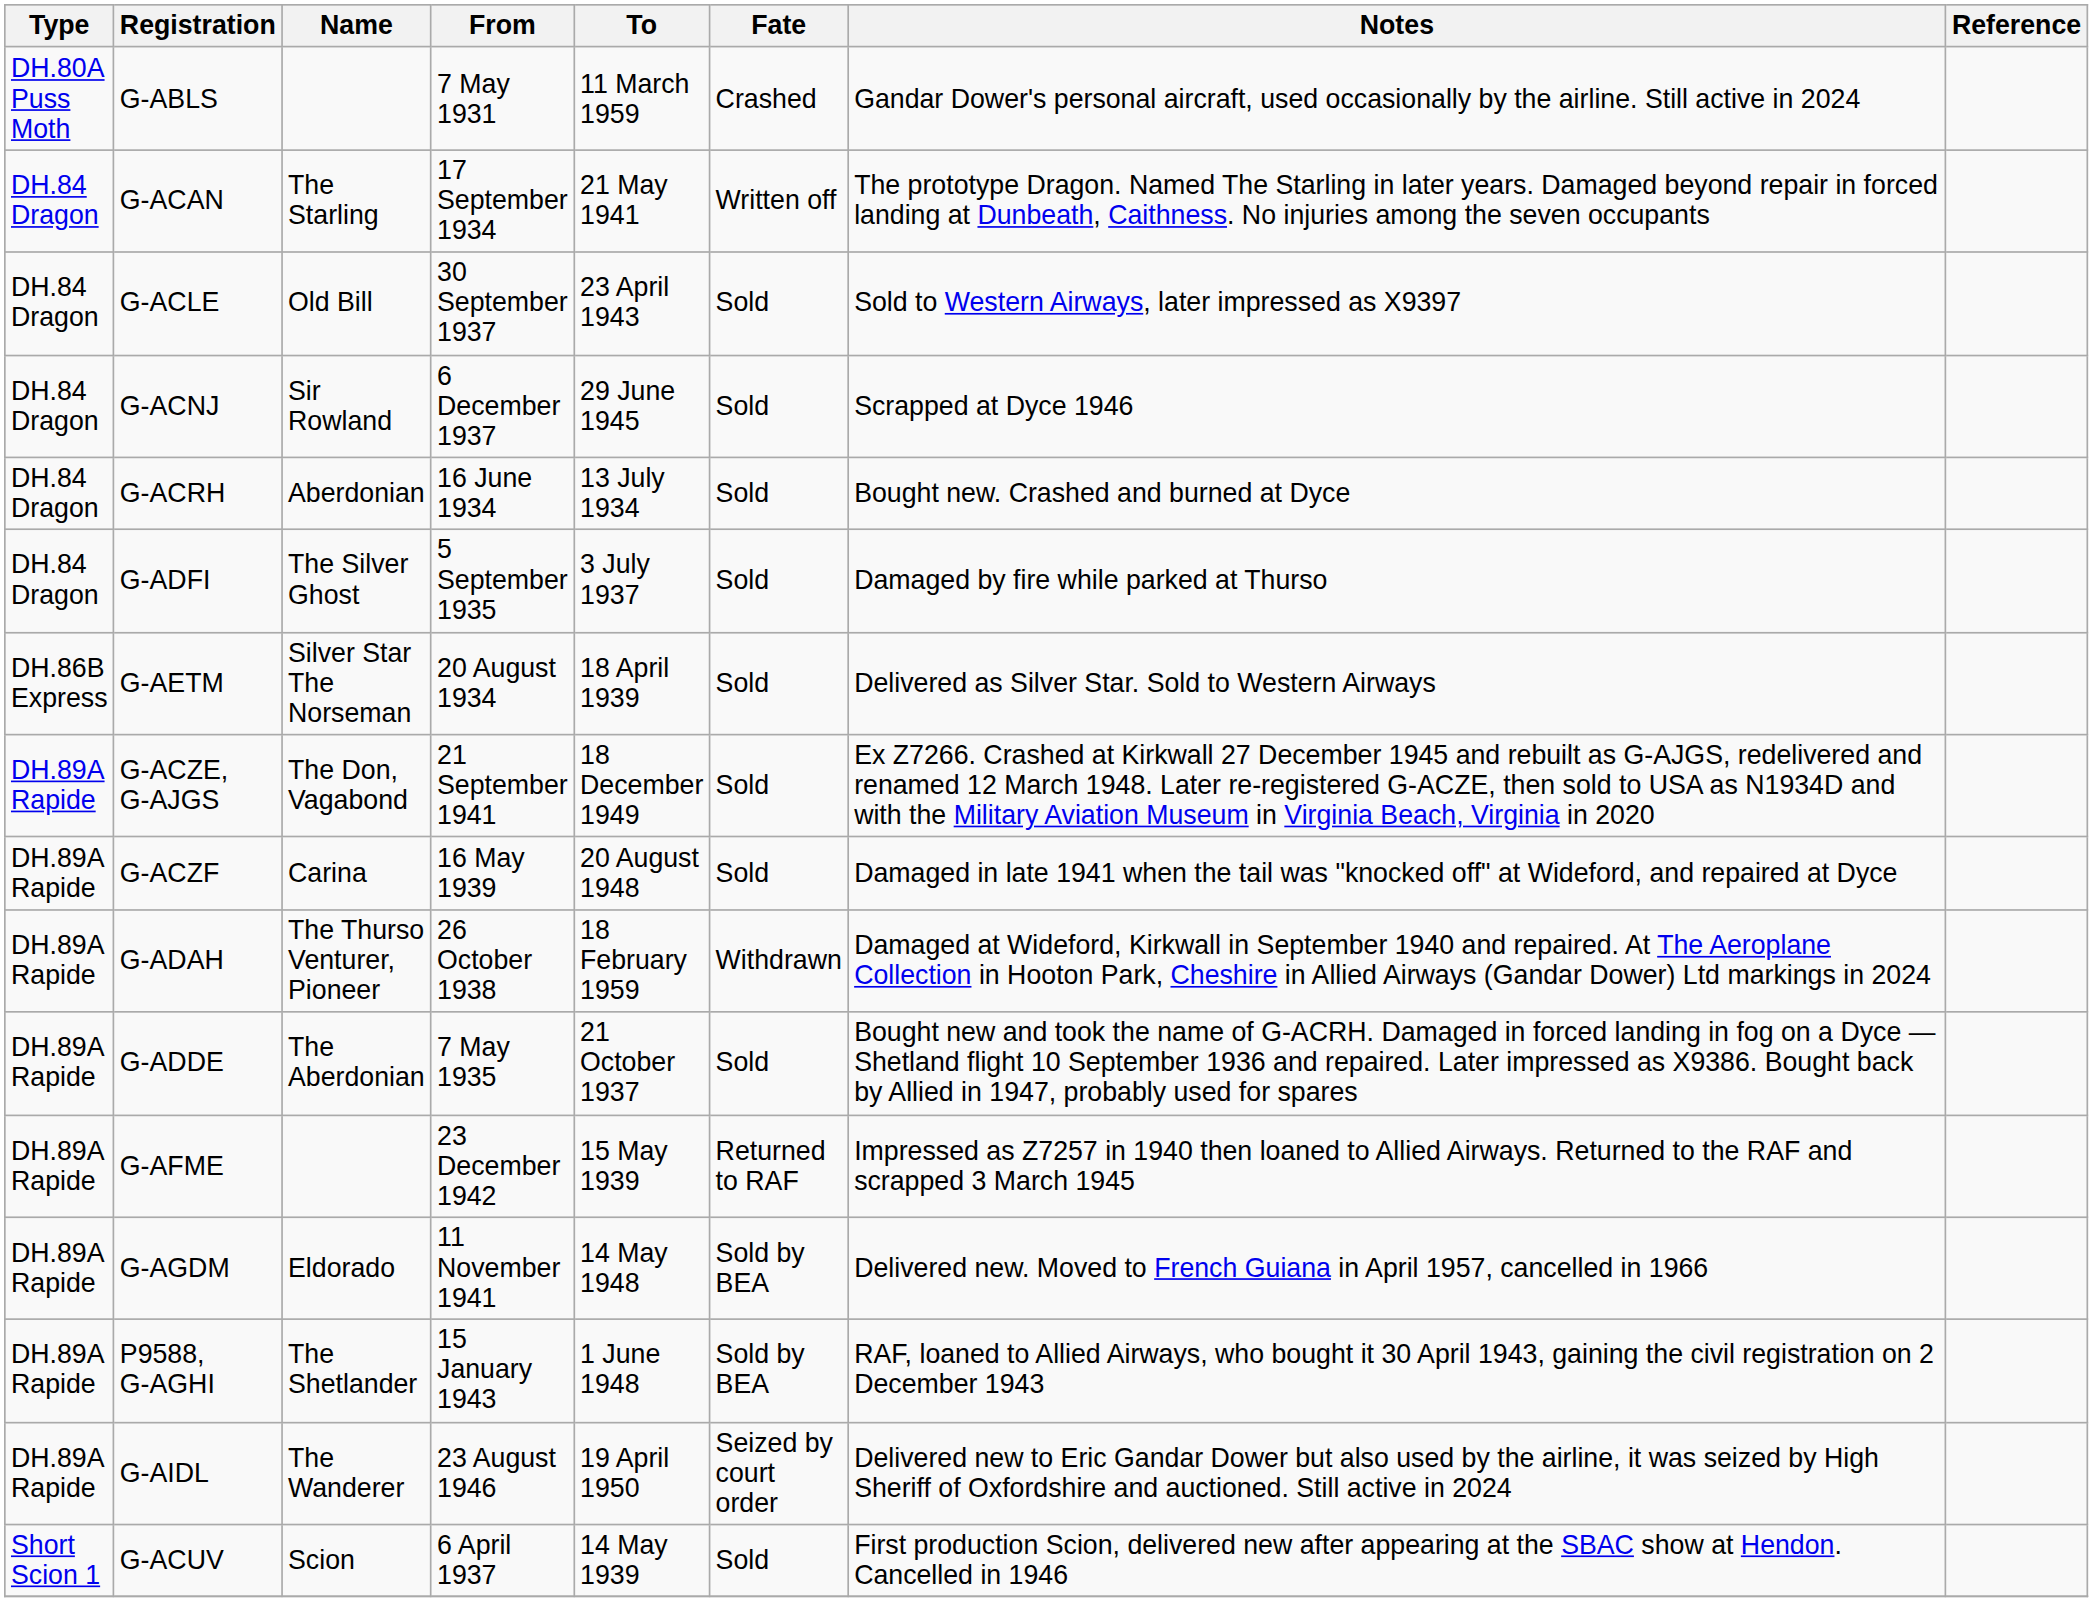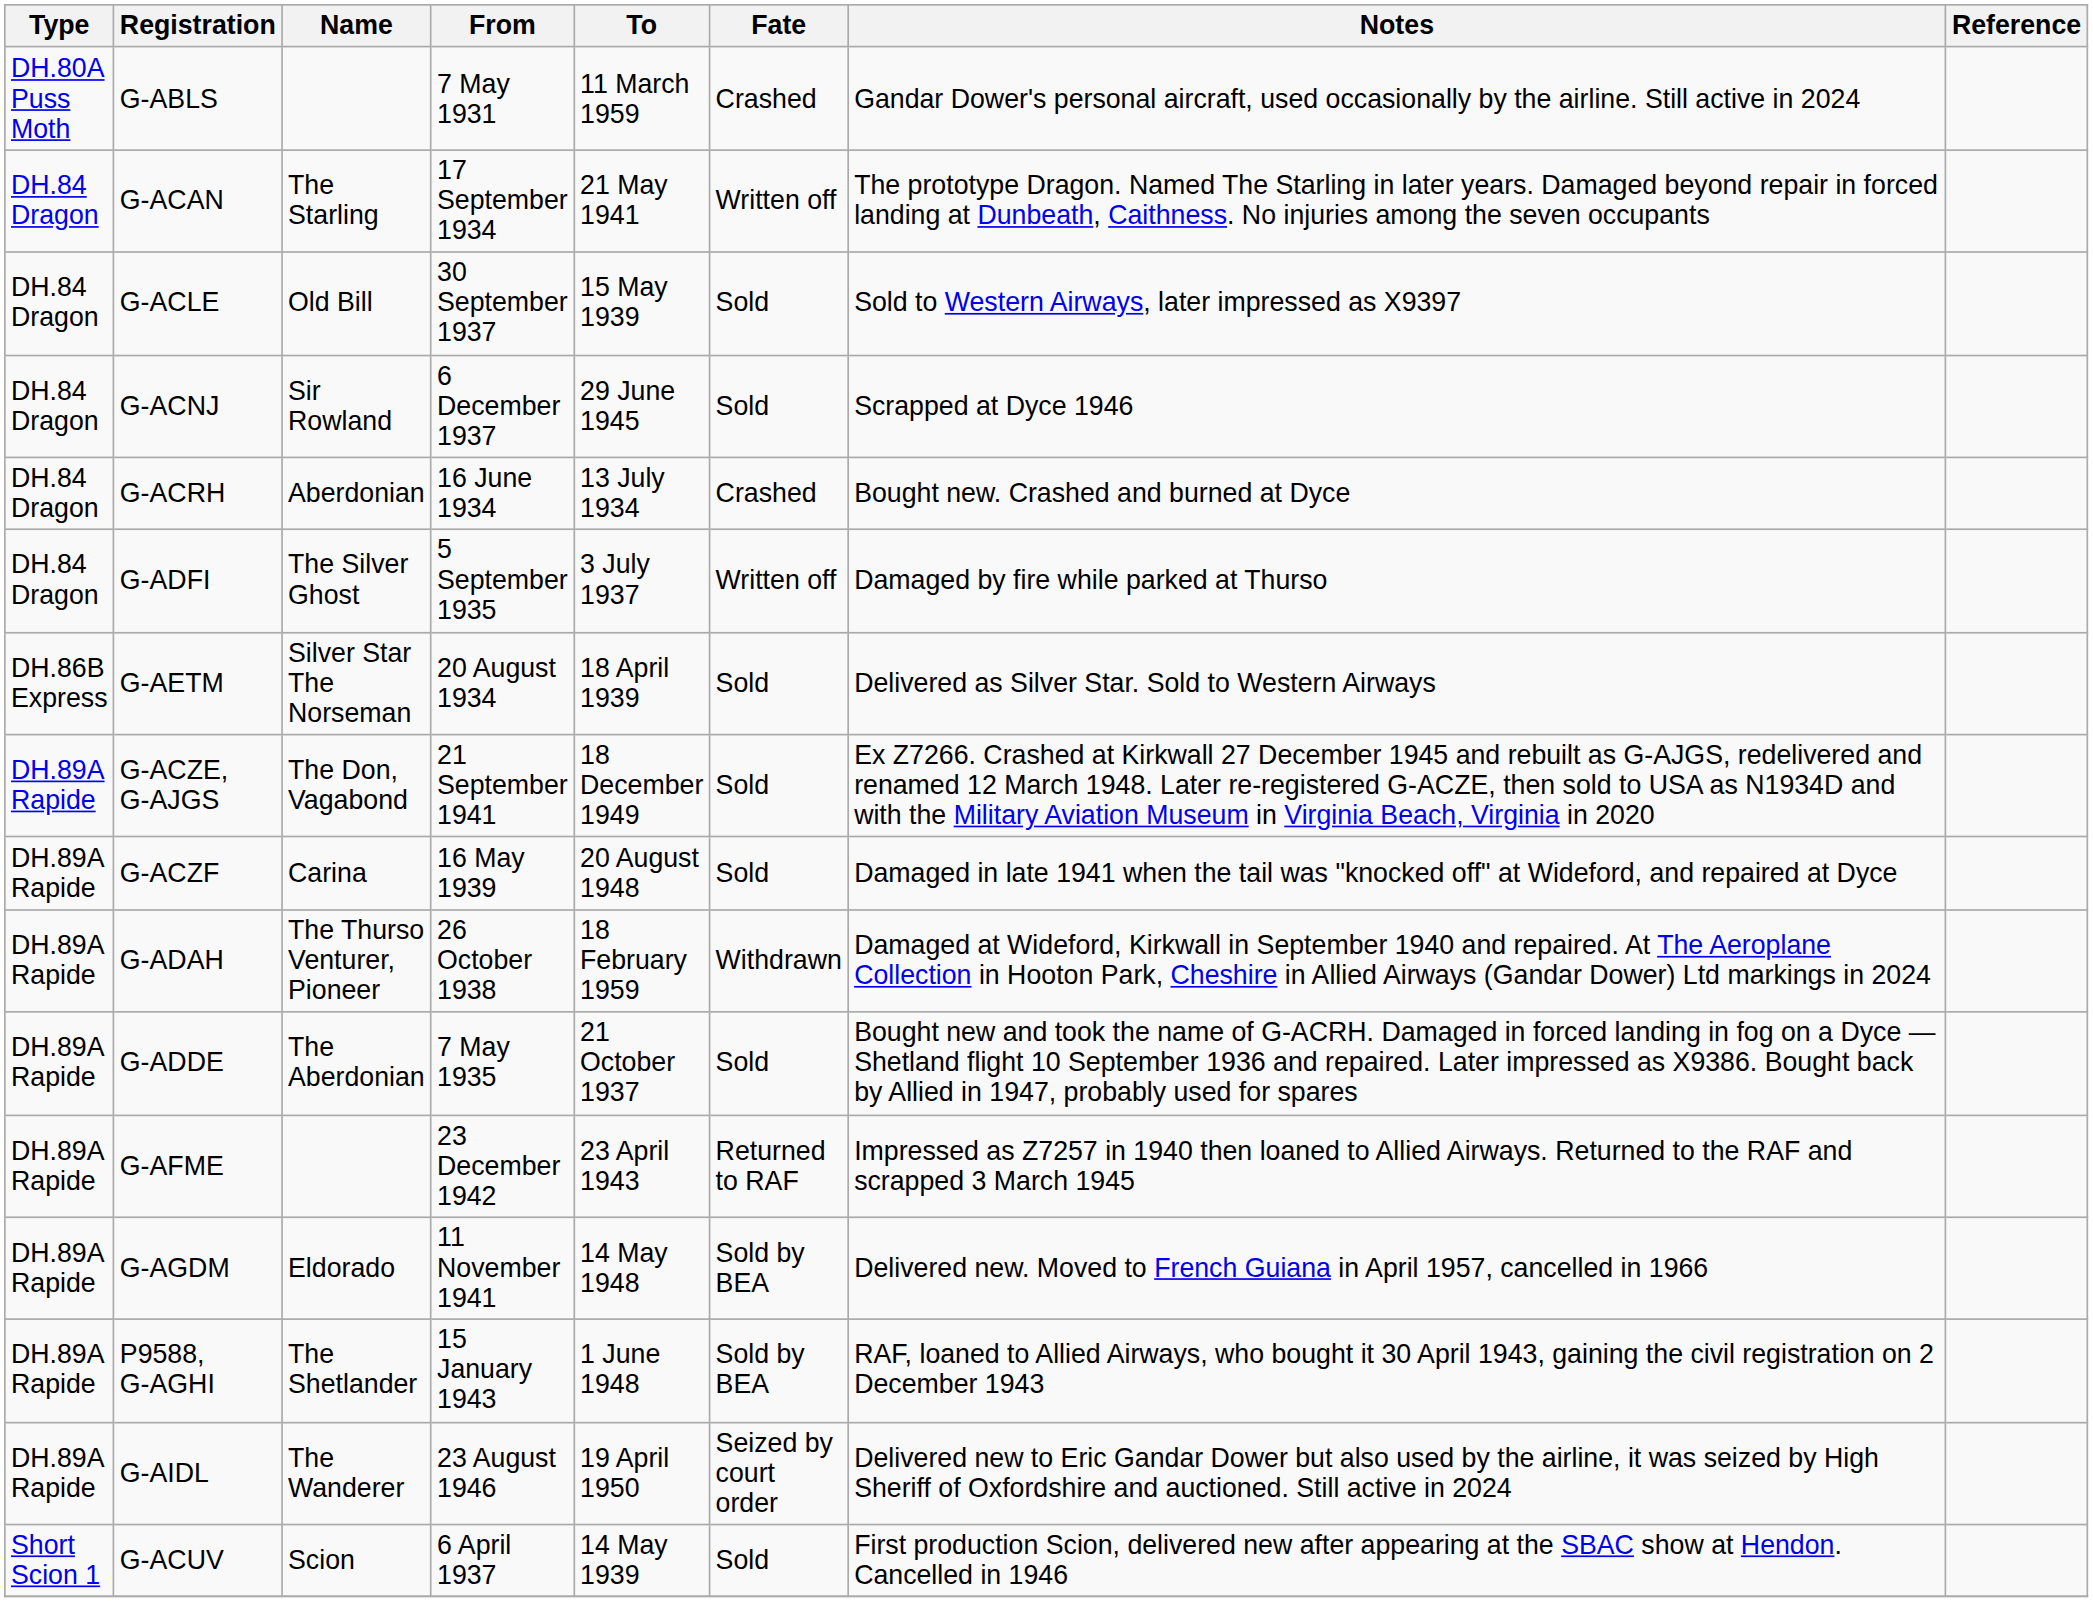(625, 303) 23 April 1943 -> (624, 303) 15 May 1939
(742, 493) Sold -> (766, 493) Crashed
(742, 580) Sold -> (776, 580) Written off
(624, 1165) 15 May 1939 -> (625, 1165) 23 April 1943
